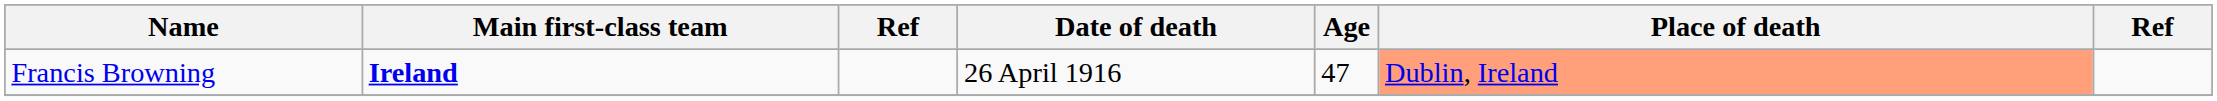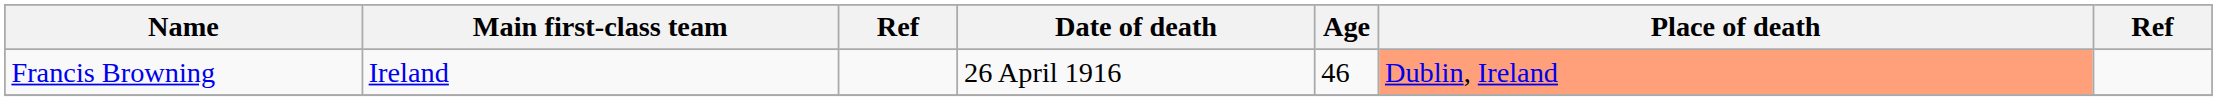(413, 71) bold -> (409, 71) normal
(1335, 71) 47 -> (1335, 71) 46
